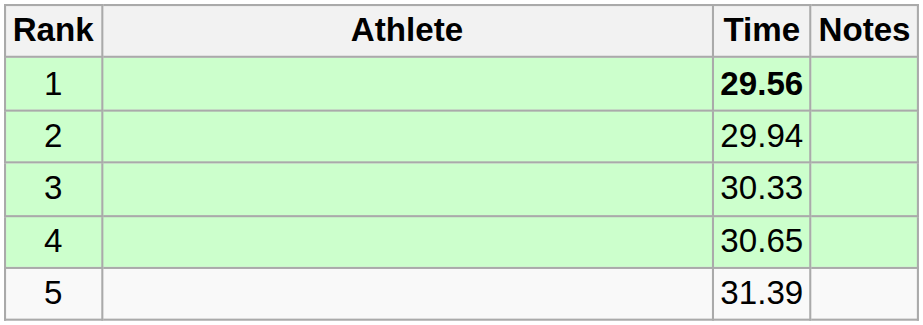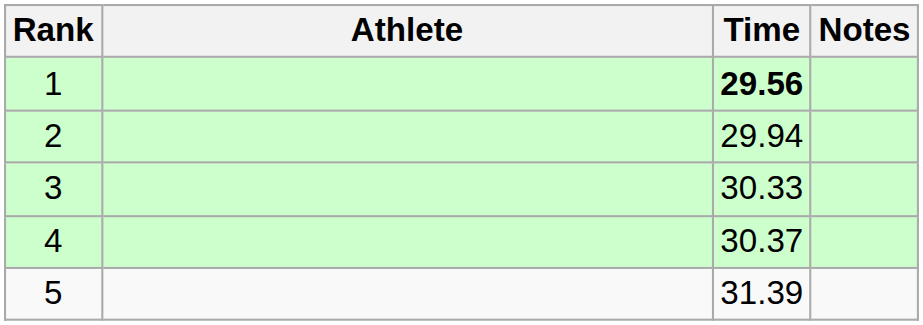(762, 240) 30.65 -> (762, 240) 30.37
